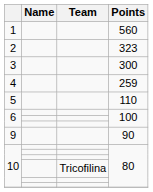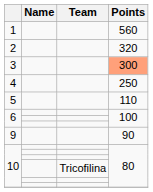(128, 48) 323 -> (128, 48) 320
(128, 65) no background -> (128, 65) lightsalmon background
(128, 83) 259 -> (128, 83) 250
